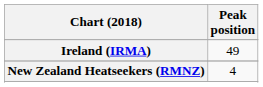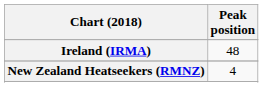(233, 50) 49 -> (233, 50) 48
